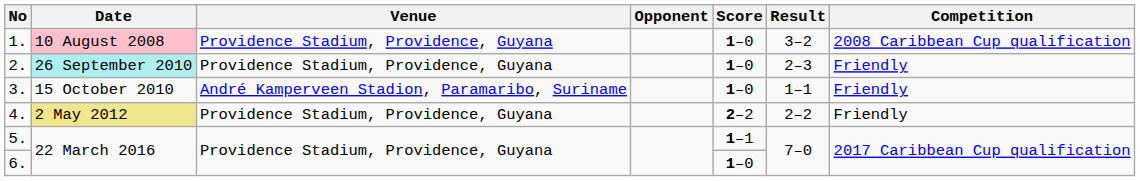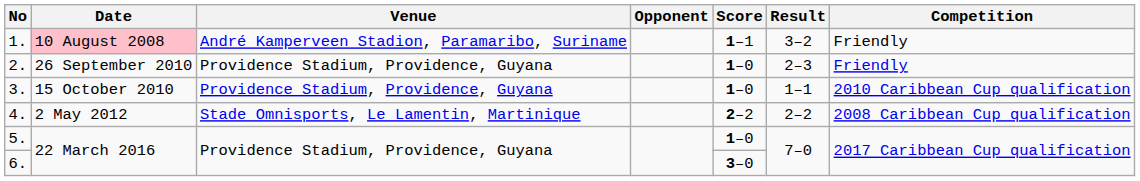(376, 41) Providence Stadium, Providence, Guyana -> (413, 41) André Kamperveen Stadion, Paramaribo, Suriname
(740, 41) 1–0 -> (740, 41) 1–1
(982, 41) 2008 Caribbean Cup qualification -> (871, 41) Friendly
(114, 66) paleturquoise background -> (114, 66) no background
(413, 90) André Kamperveen Stadion, Paramaribo, Suriname -> (376, 90) Providence Stadium, Providence, Guyana
(871, 90) Friendly -> (982, 90) 2010 Caribbean Cup qualification
(81, 114) khaki background -> (81, 114) no background
(376, 114) Providence Stadium, Providence, Guyana -> (390, 114) Stade Omnisports, Le Lamentin, Martinique
(871, 114) Friendly -> (982, 114) 2008 Caribbean Cup qualification
(740, 139) 1–1 -> (740, 139) 1–0
(740, 163) 1–0 -> (740, 163) 3–0
